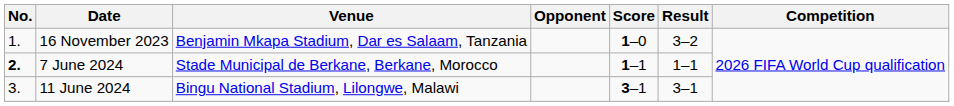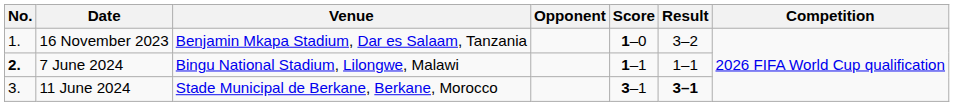(337, 64) Stade Municipal de Berkane, Berkane, Morocco -> (317, 64) Bingu National Stadium, Lilongwe, Malawi
(317, 88) Bingu National Stadium, Lilongwe, Malawi -> (337, 88) Stade Municipal de Berkane, Berkane, Morocco
(685, 88) normal -> (685, 88) bold
